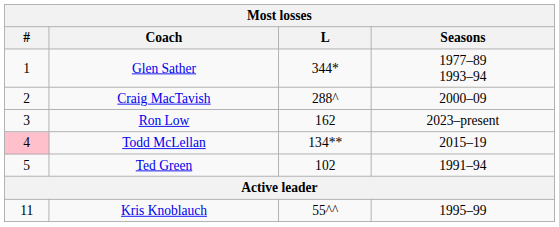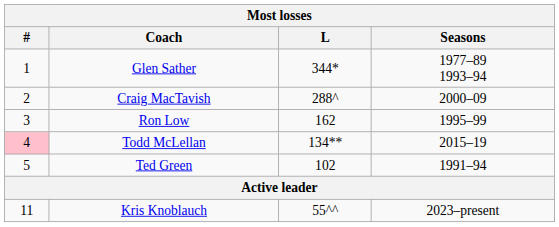(463, 121) 2023–present -> (463, 121) 1995–99
(463, 210) 1995–99 -> (463, 210) 2023–present
